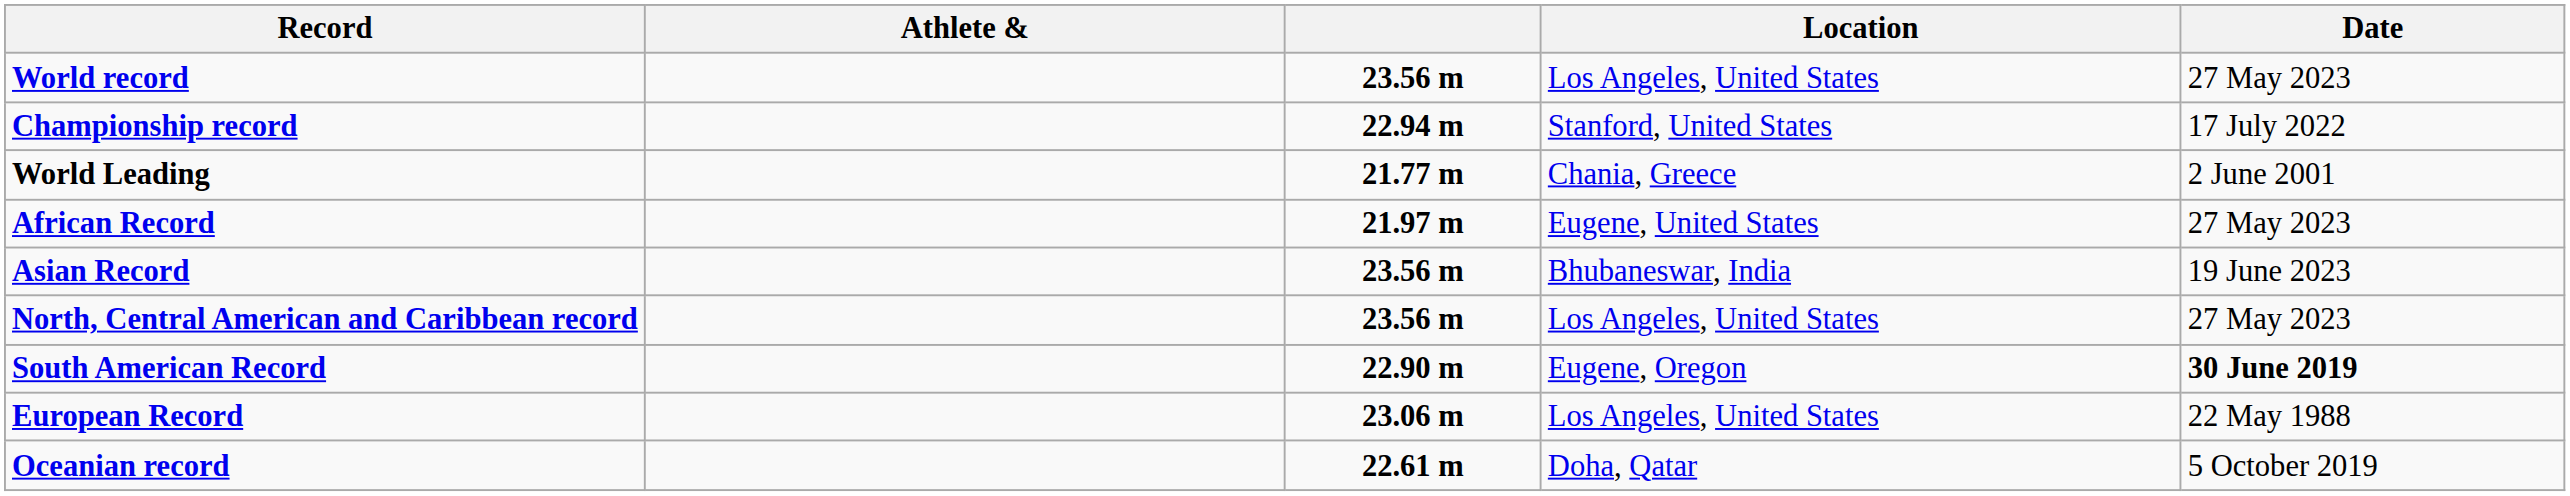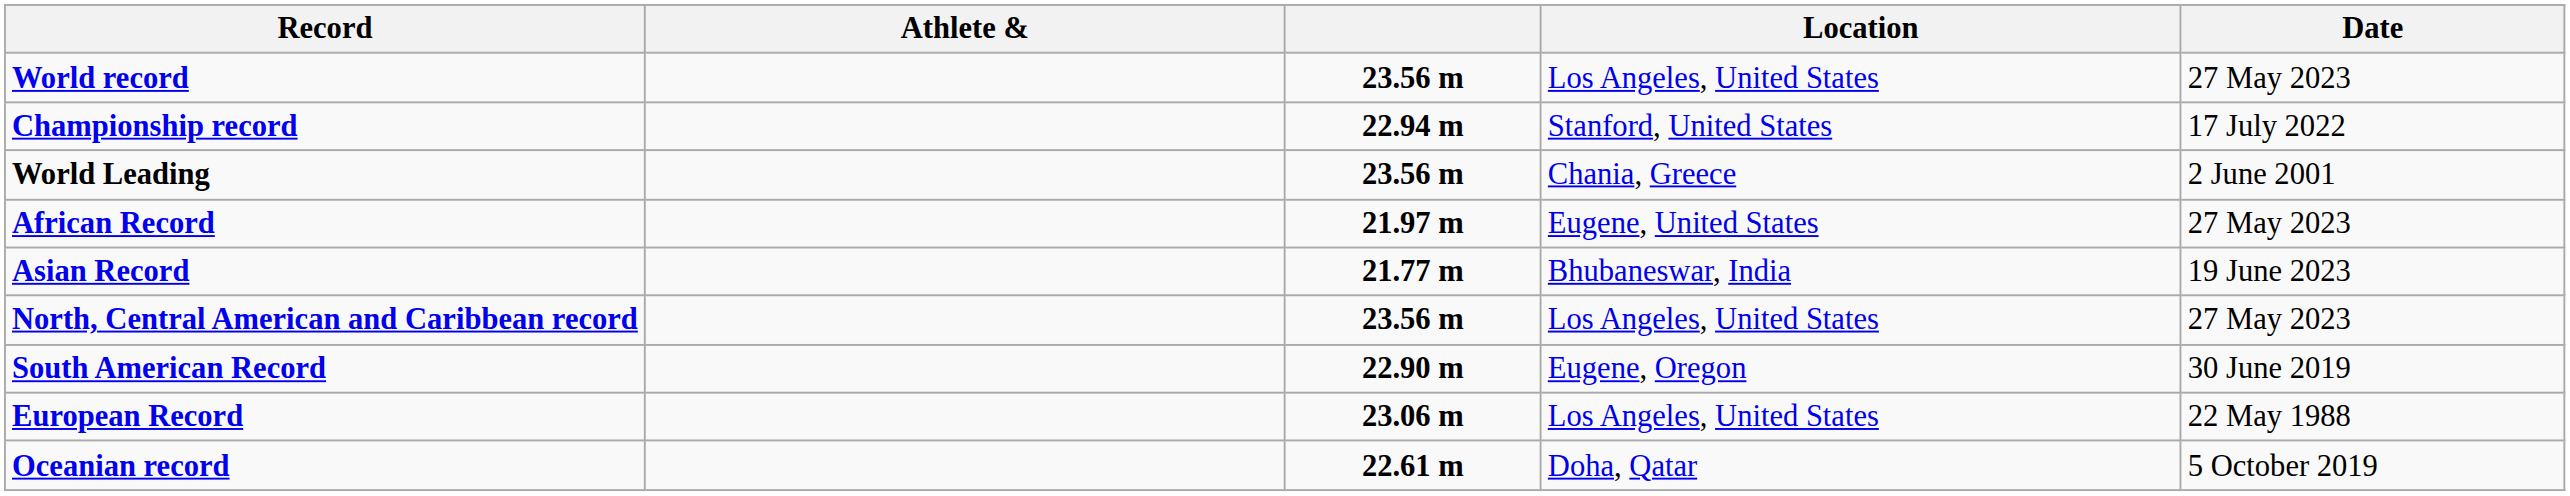(1413, 174) 21.77 m -> (1413, 174) 23.56 m
(1413, 271) 23.56 m -> (1413, 271) 21.77 m
(2273, 367) bold -> (2269, 367) normal
